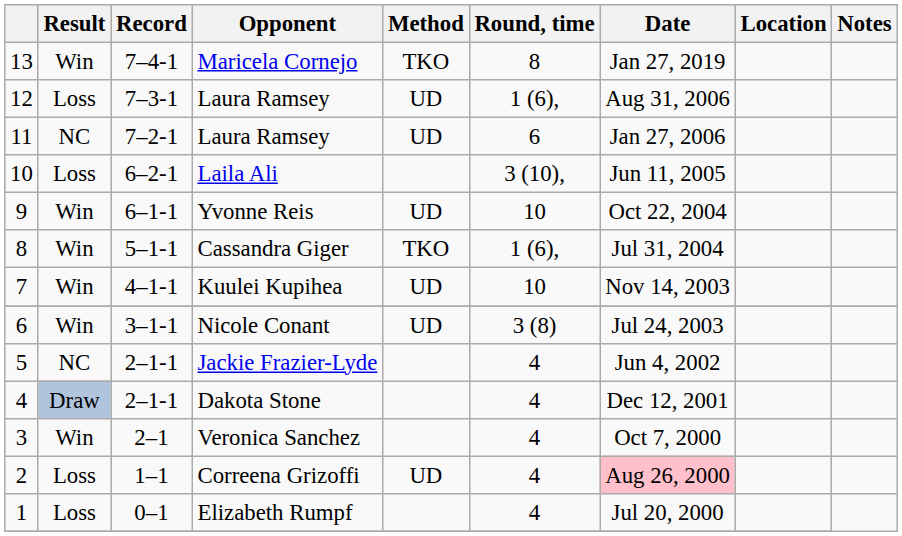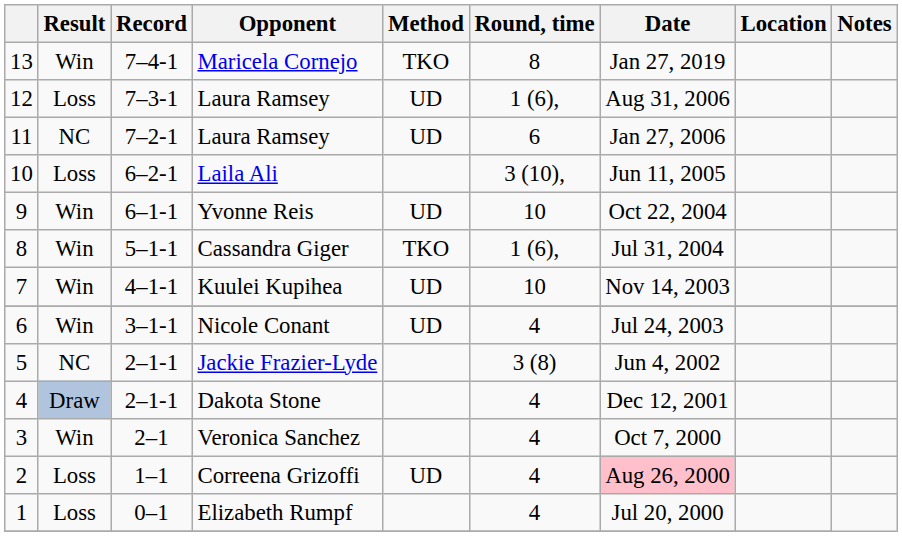(535, 324) 3 (8) -> (535, 324) 4
(535, 361) 4 -> (535, 361) 3 (8)
